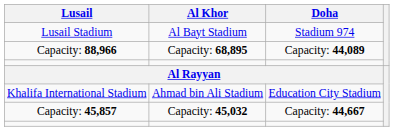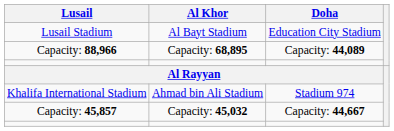(325, 32) Stadium 974 -> (325, 32) Education City Stadium
(325, 93) Education City Stadium -> (325, 93) Stadium 974
